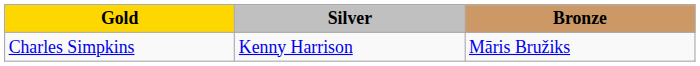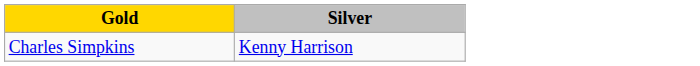- column: (580, 18)
